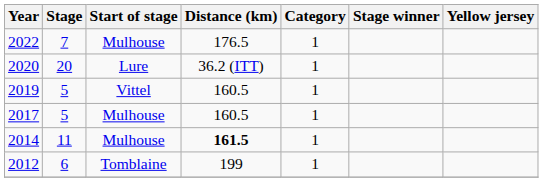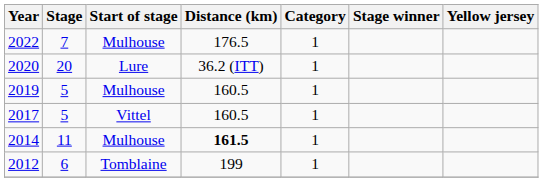(134, 90) Vittel -> (134, 90) Mulhouse
(134, 115) Mulhouse -> (134, 115) Vittel
